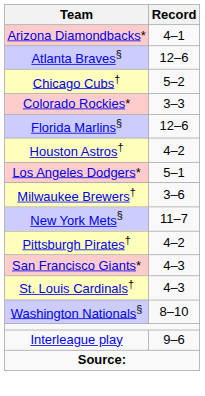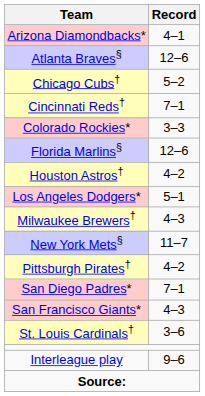+ row: (77, 105)
(174, 194) 3–6 -> (174, 219) 4–3
+ row: (77, 289)
(174, 287) 4–3 -> (174, 332) 3–6
- row: (77, 311)
